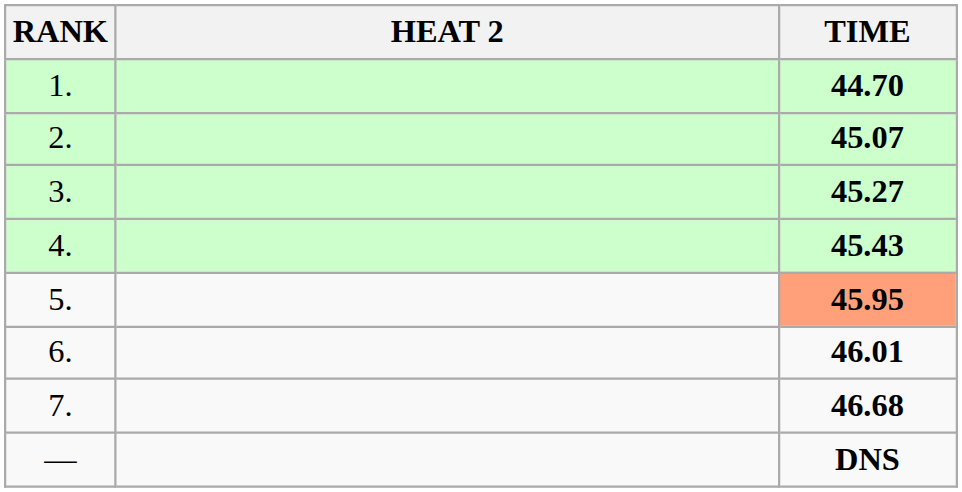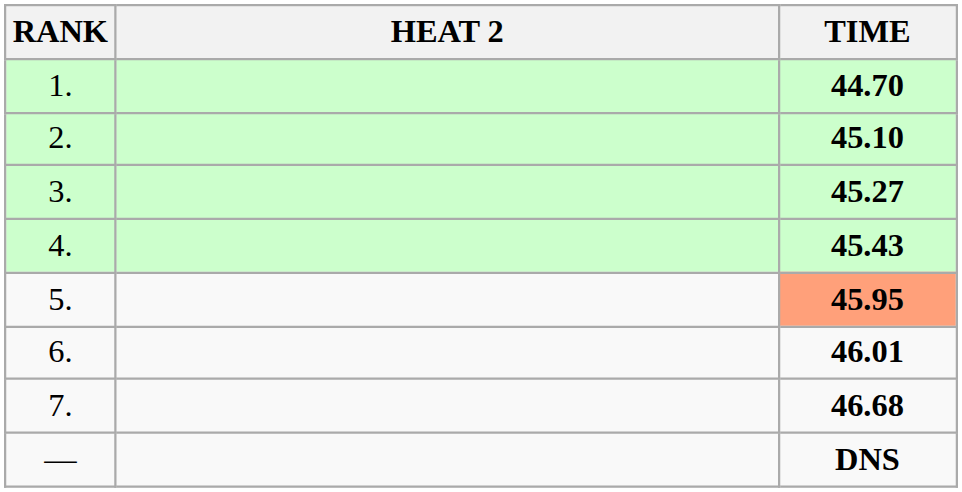(867, 138) 45.07 -> (867, 138) 45.10
